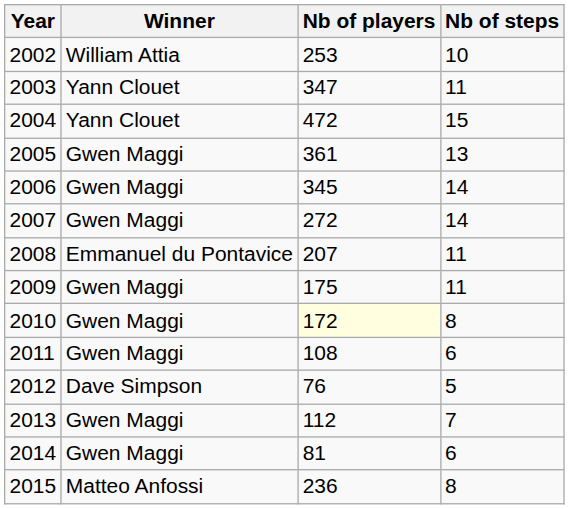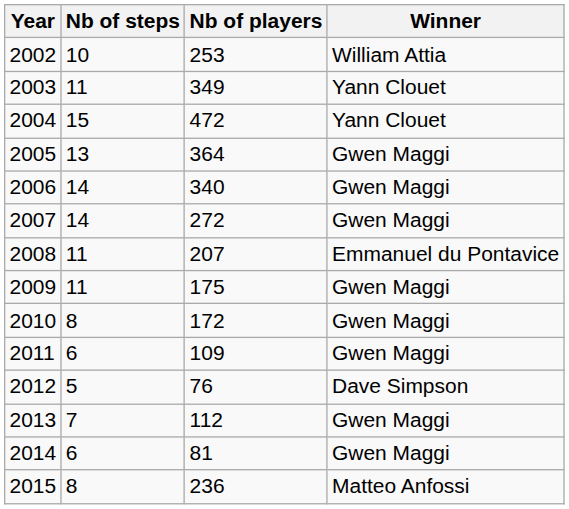columns swapped: (502, 21) <-> (179, 21)
(320, 87) 347 -> (207, 87) 349
(320, 154) 361 -> (207, 154) 364
(320, 187) 345 -> (207, 187) 340
(320, 320) lightyellow background -> (207, 320) no background
(320, 353) 108 -> (207, 353) 109
